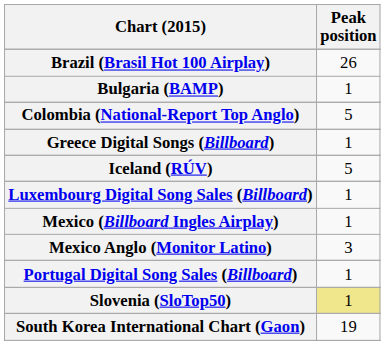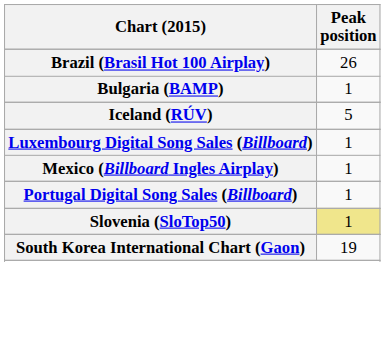- row: (160, 115)
- row: (160, 141)
- row: (160, 247)
